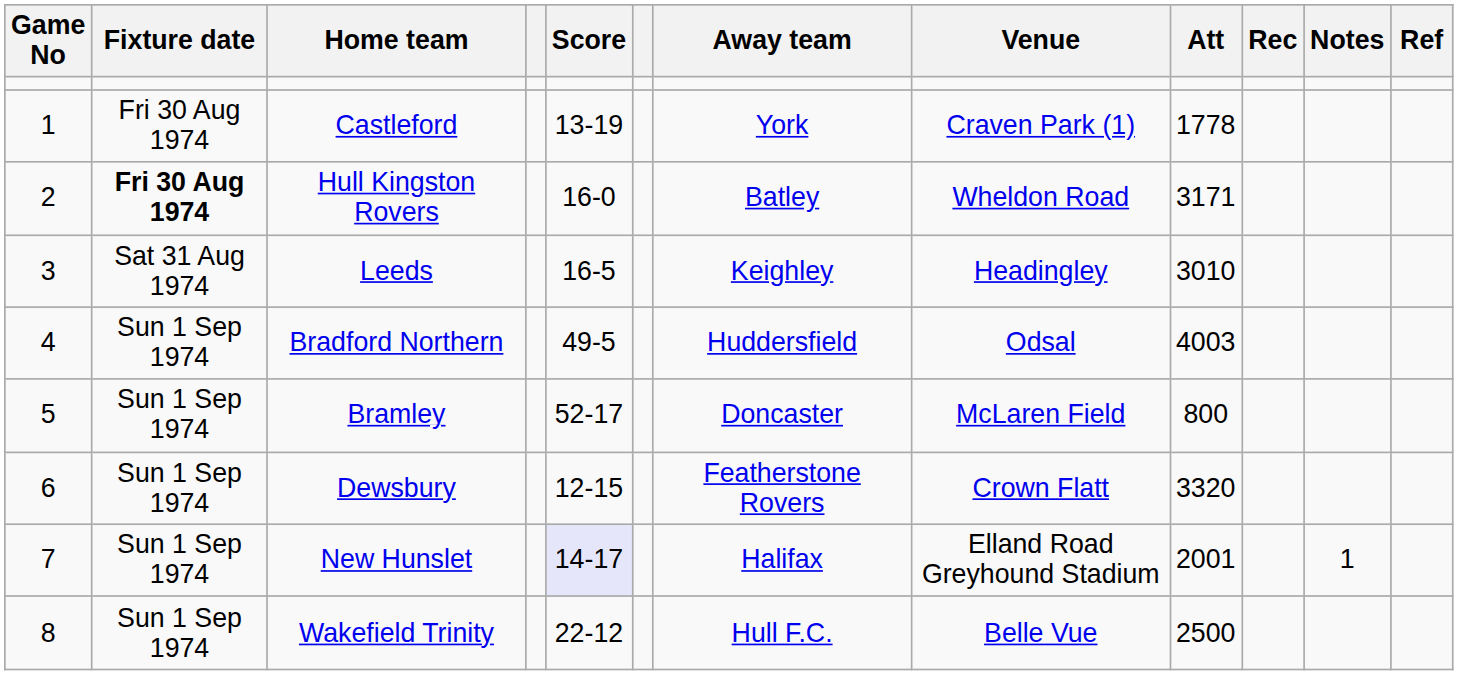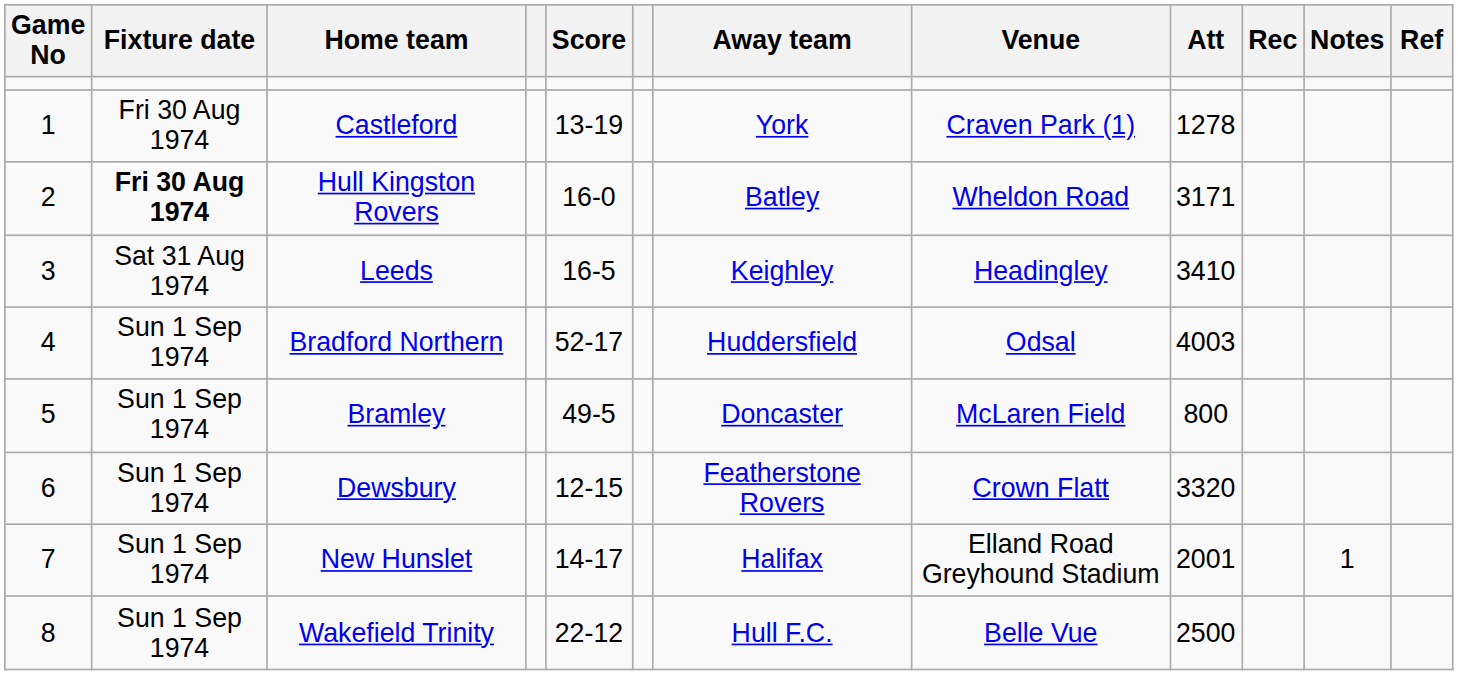(1206, 125) 1778 -> (1206, 125) 1278
(1206, 270) 3010 -> (1206, 270) 3410
(589, 342) 49-5 -> (589, 342) 52-17
(589, 415) 52-17 -> (589, 415) 49-5
(589, 560) lavender background -> (589, 560) no background
